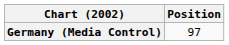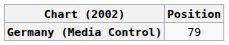(194, 32) 97 -> (194, 32) 79
